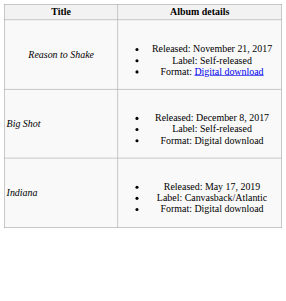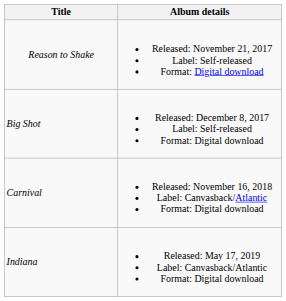+ row: (24, 192)
